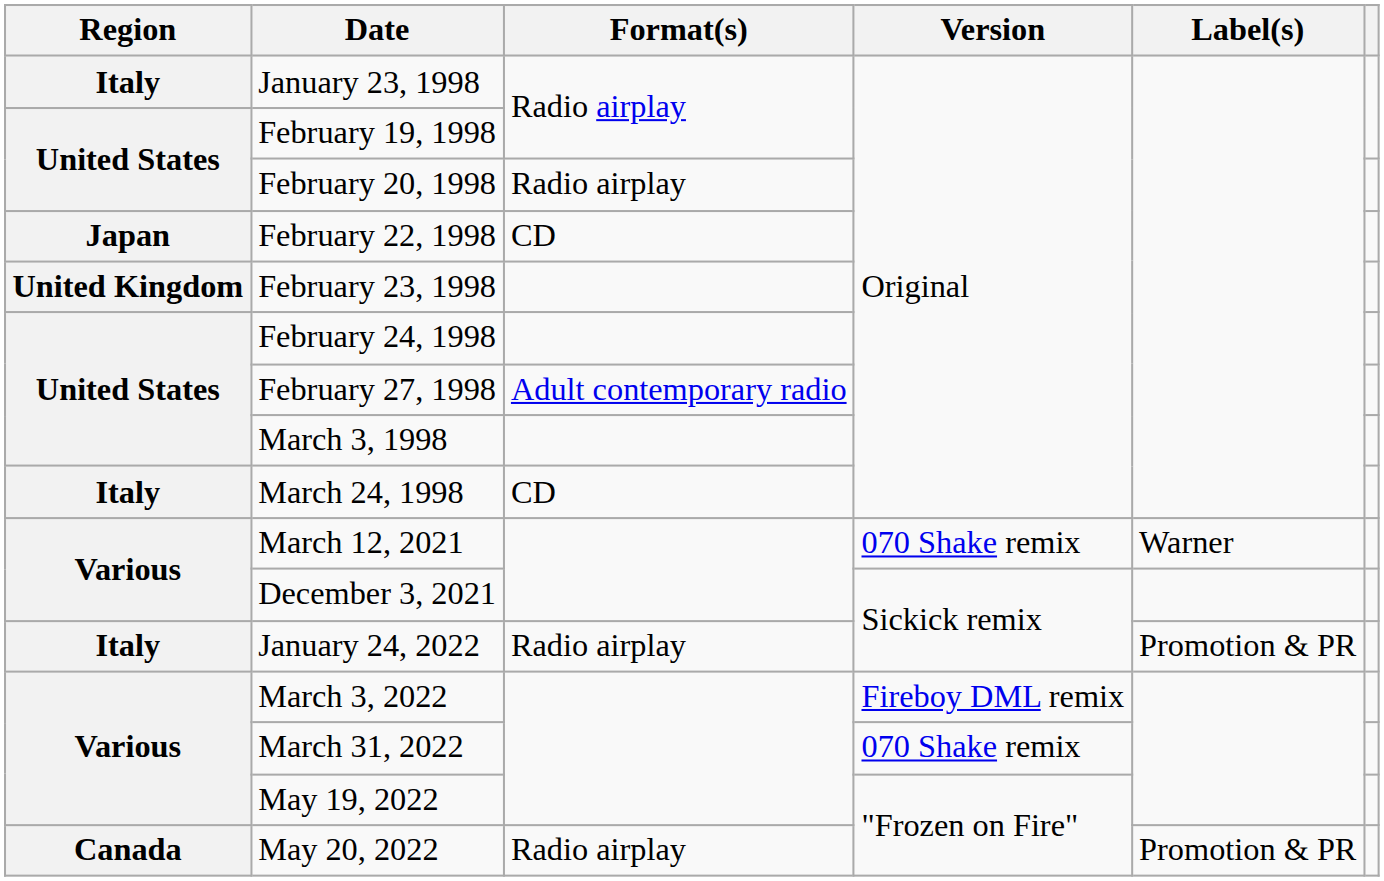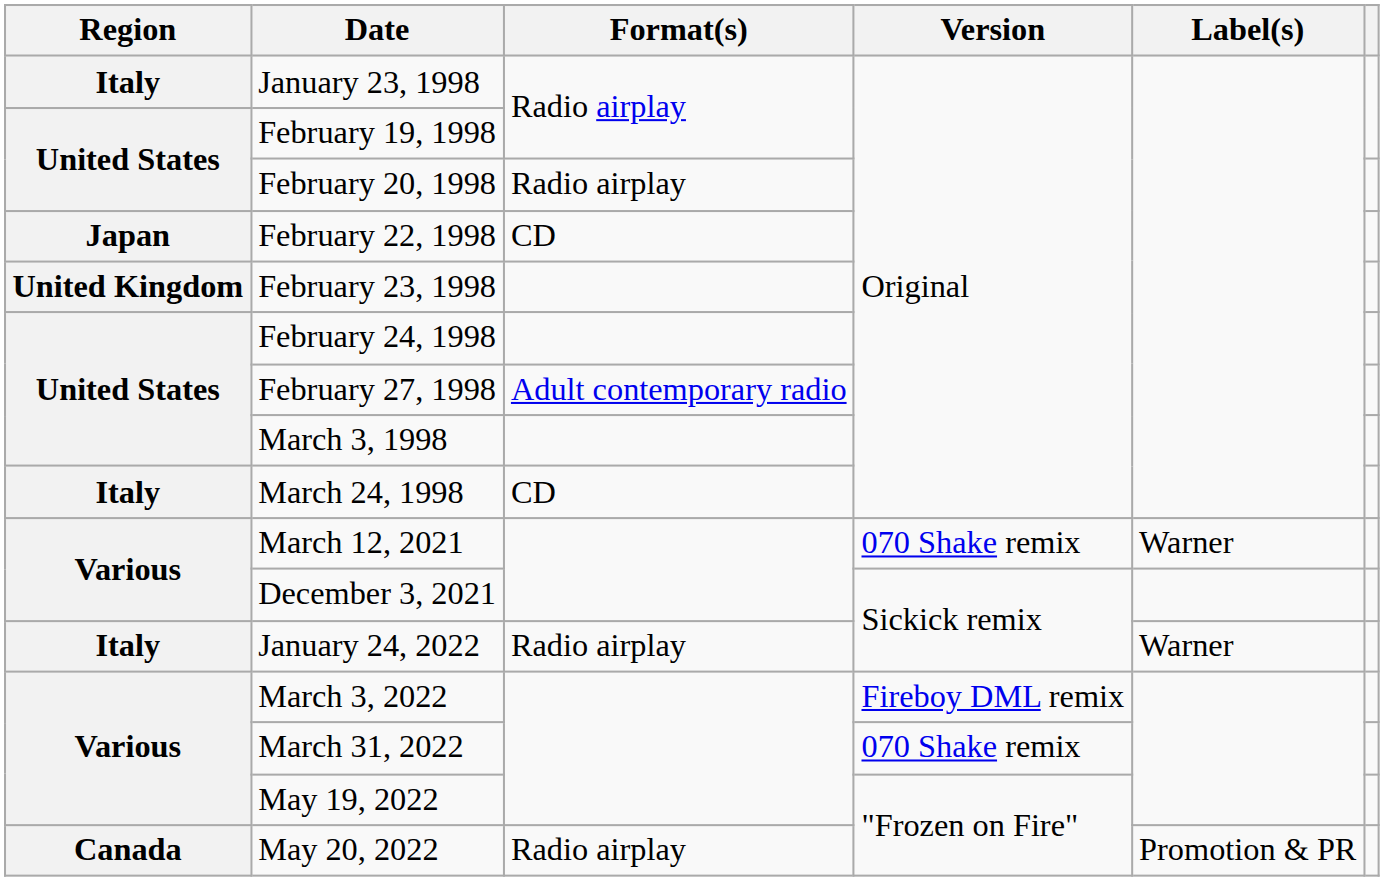(1248, 645) Promotion & PR -> (1186, 645) Warner
